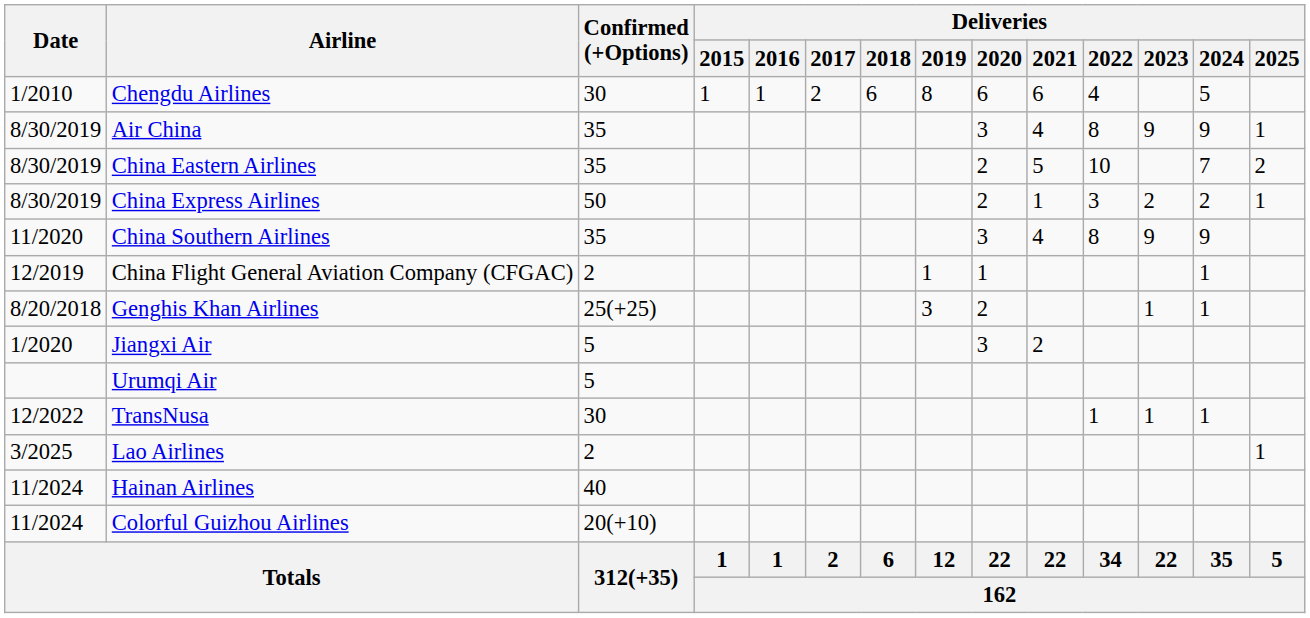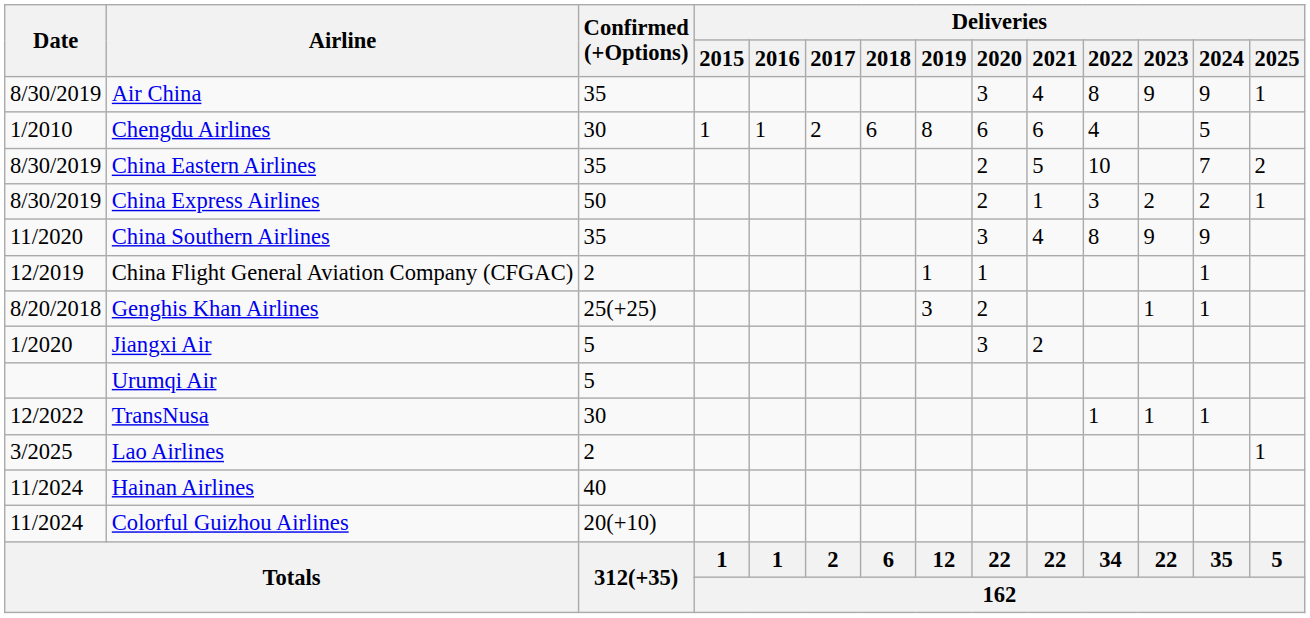rows swapped: (157, 129) <-> (191, 93)
